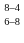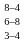+ row: (12, 36)
